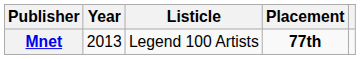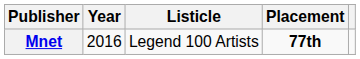(104, 41) 2013 -> (104, 41) 2016
